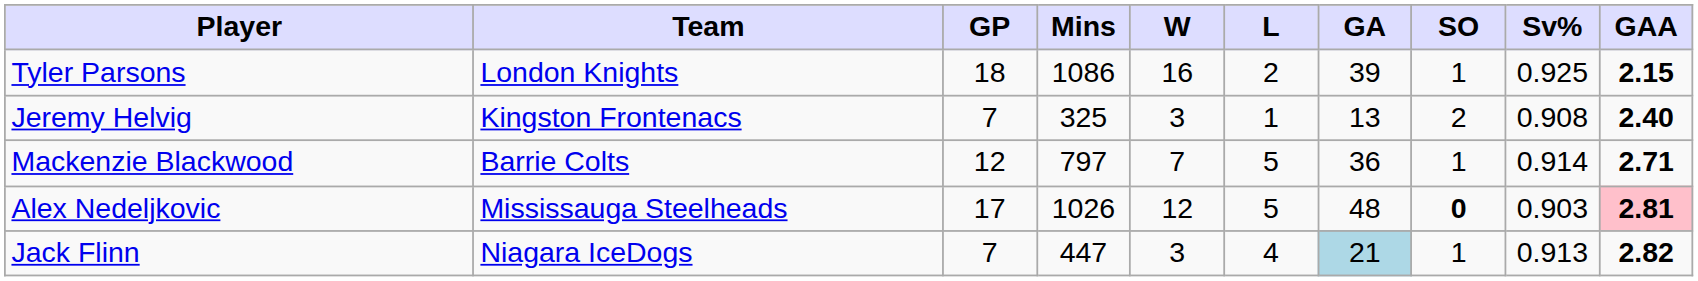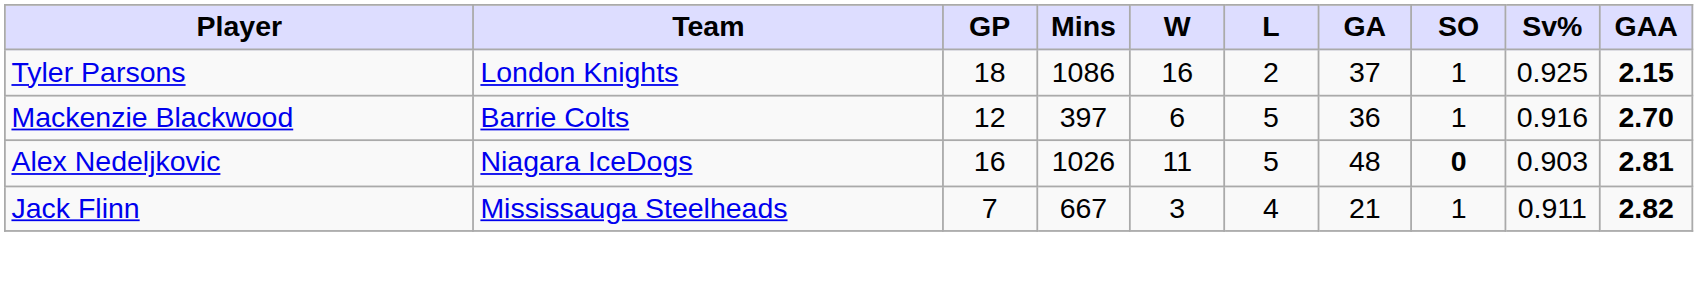(1365, 72) 39 -> (1365, 72) 37
- row: (102, 117)
(1083, 162) 797 -> (1083, 117) 397
(1177, 162) 7 -> (1177, 117) 6
(1552, 162) 0.914 -> (1552, 117) 0.916
(1646, 162) 2.71 -> (1646, 117) 2.70
(634, 207) Mississauga Steelheads -> (586, 162) Niagara IceDogs
(990, 207) 17 -> (990, 162) 16
(1177, 207) 12 -> (1177, 162) 11
(1646, 207) pink background -> (1646, 162) no background
(586, 252) Niagara IceDogs -> (634, 207) Mississauga Steelheads
(1083, 252) 447 -> (1083, 207) 667
(1365, 252) lightblue background -> (1365, 207) no background
(1552, 252) 0.913 -> (1552, 207) 0.911
